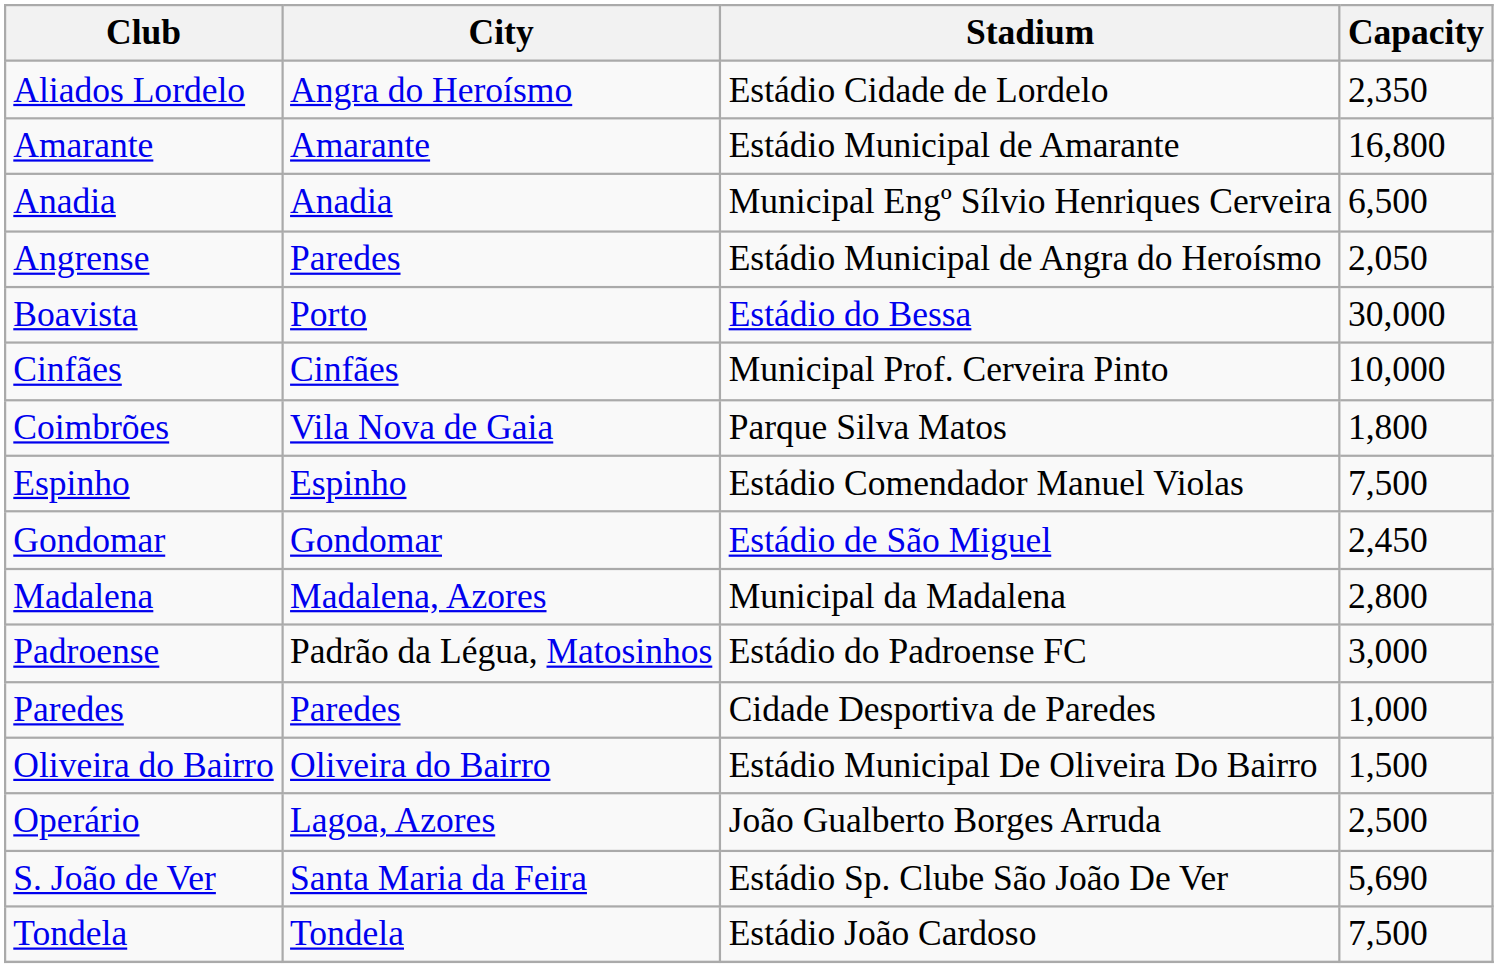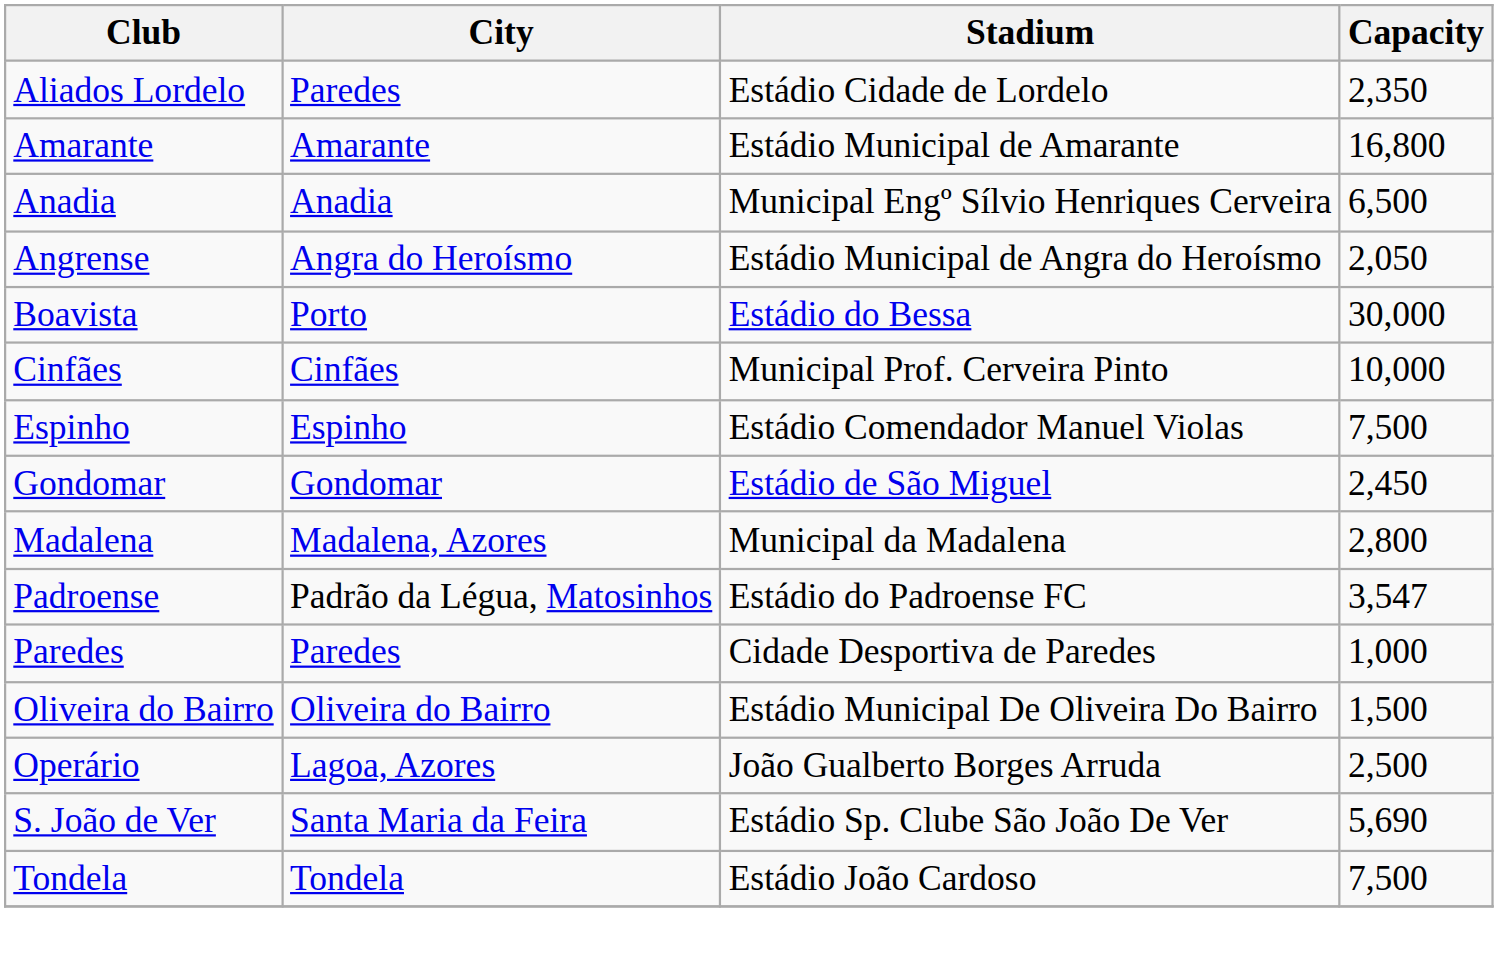(431, 88) Angra do Heroísmo -> (345, 88) Paredes
(345, 257) Paredes -> (431, 257) Angra do Heroísmo
- row: (91, 426)
(1388, 652) 3,000 -> (1388, 595) 3,547
